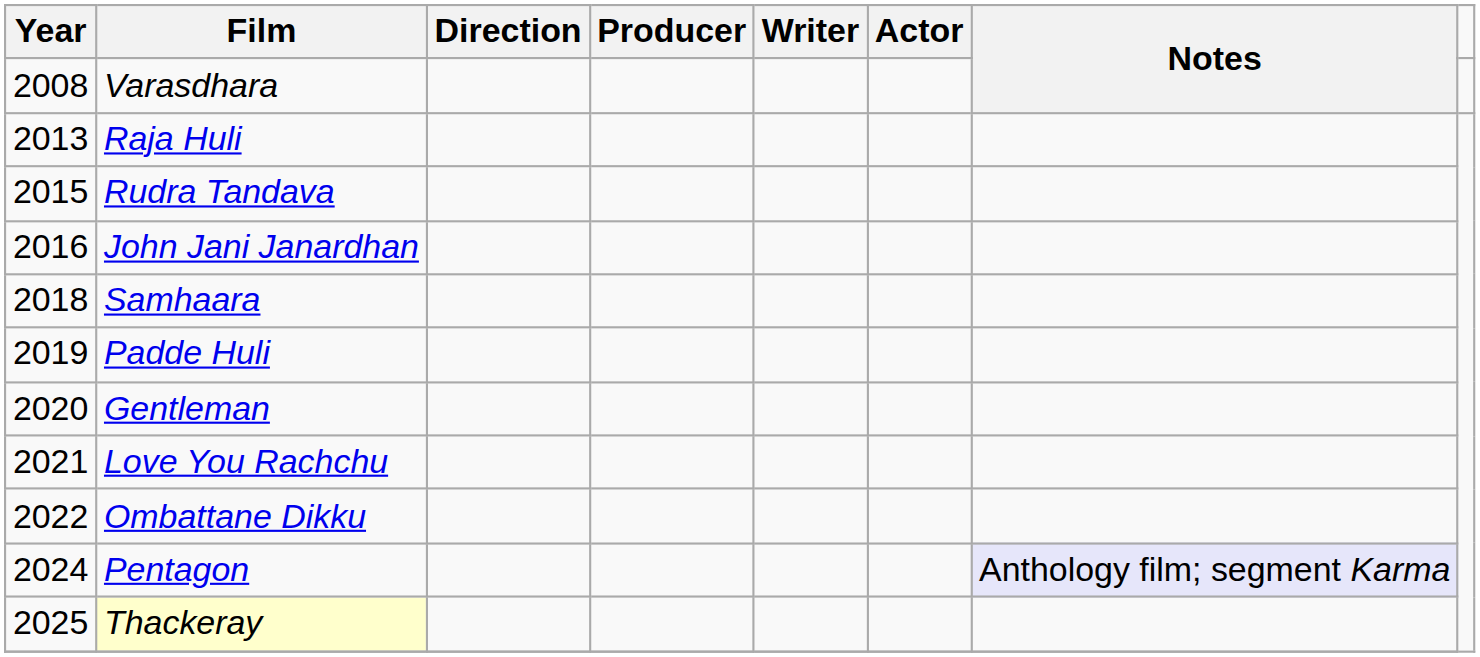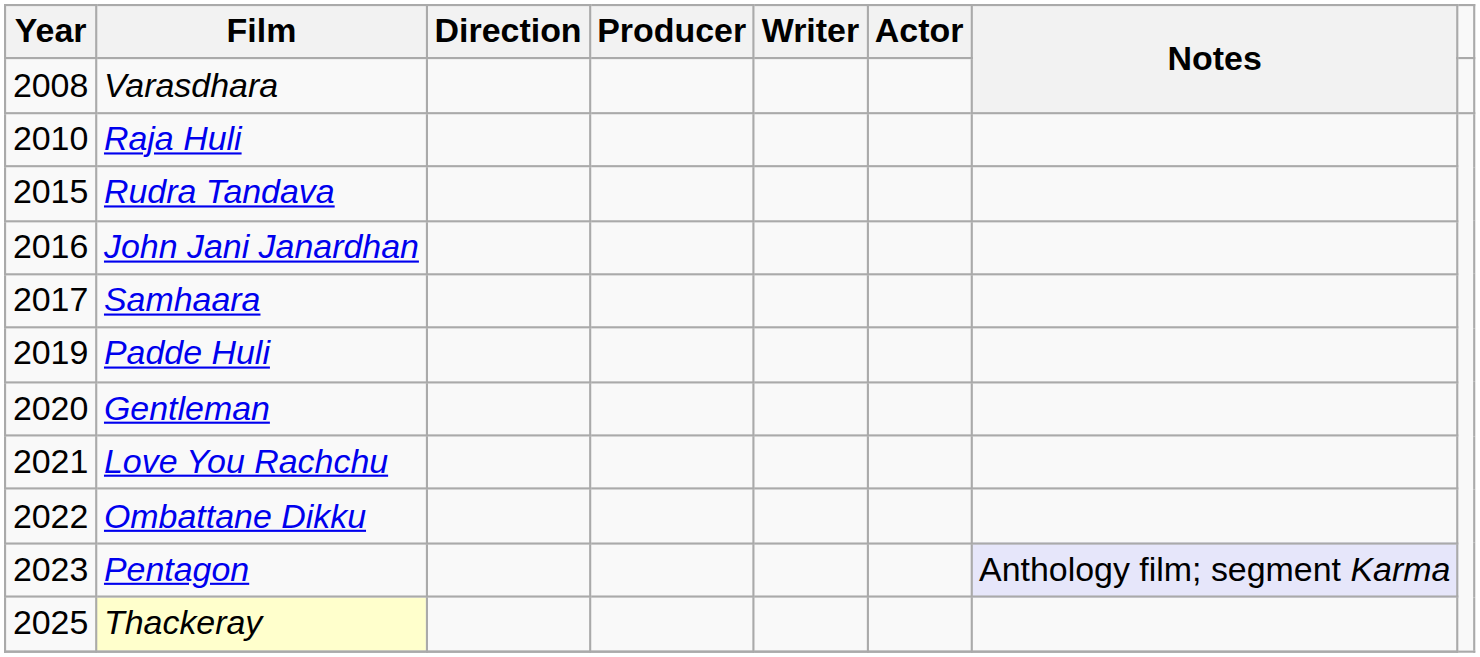(51, 138) 2013 -> (51, 138) 2010
(51, 300) 2018 -> (51, 300) 2017
(51, 569) 2024 -> (51, 569) 2023
